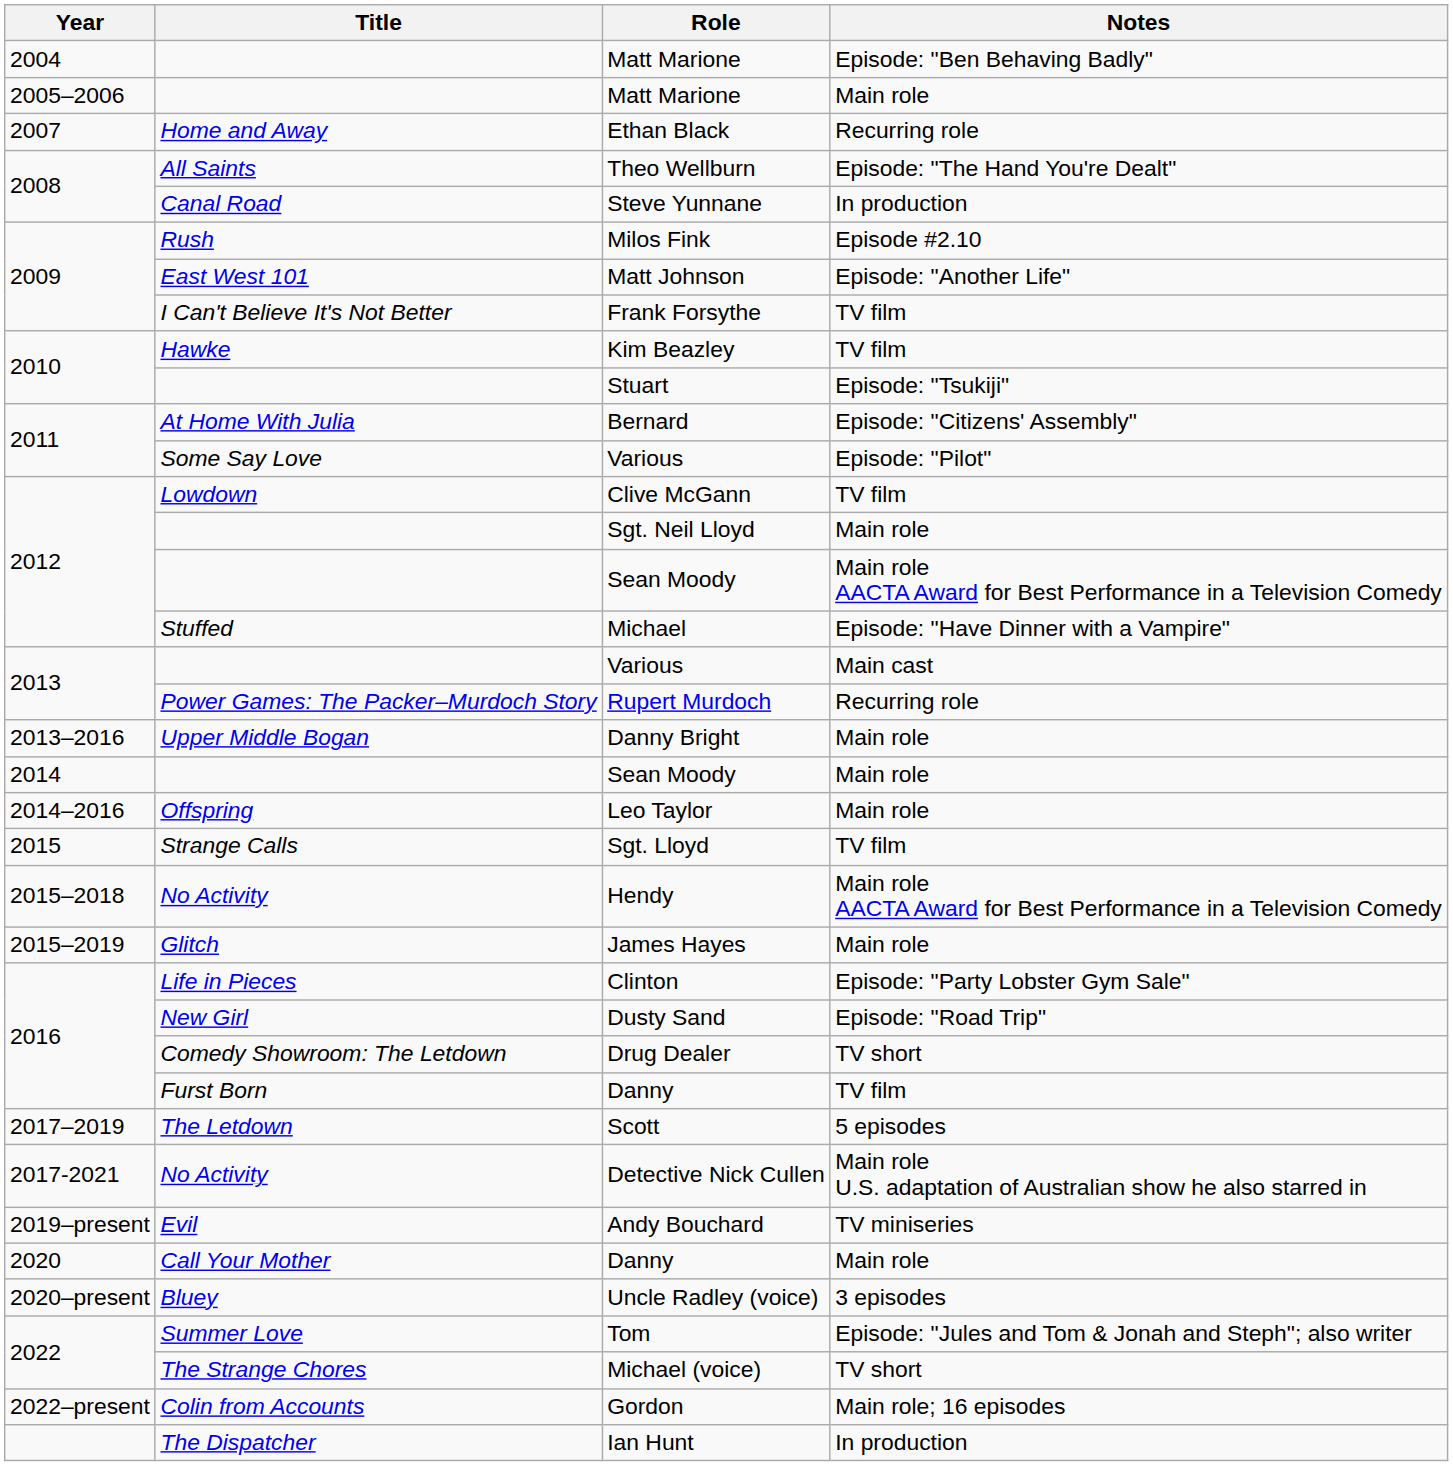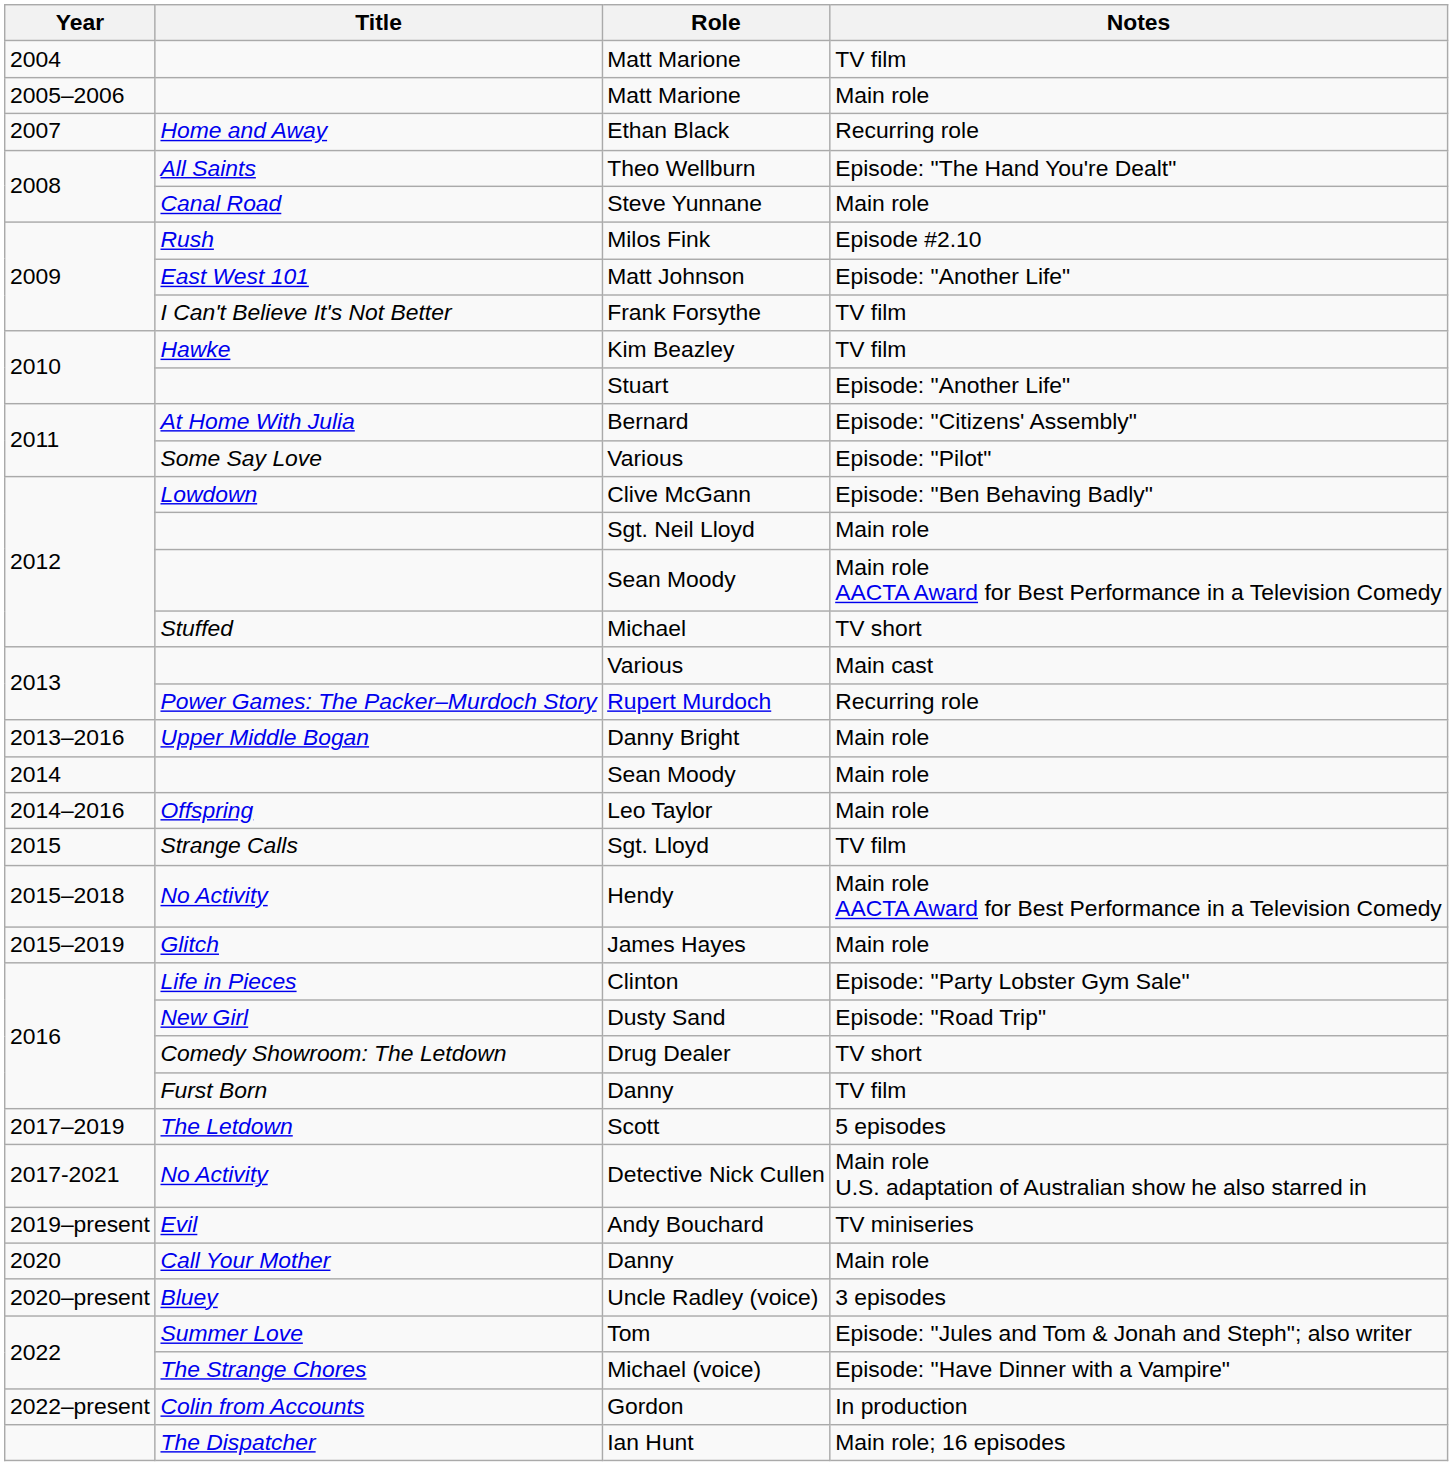(994, 58) Episode: "Ben Behaving Badly" -> (871, 58) TV film
(901, 204) In production -> (882, 204) Main role
(922, 385) Episode: "Tsukiji" -> (953, 385) Episode: "Another Life"
(871, 494) TV film -> (994, 494) Episode: "Ben Behaving Badly"
(1033, 628) Episode: "Have Dinner with a Vampire" -> (878, 628) TV short
(878, 1369) TV short -> (1033, 1369) Episode: "Have Dinner with a Vampire"
(950, 1406) Main role; 16 episodes -> (901, 1406) In production
(901, 1442) In production -> (950, 1442) Main role; 16 episodes
